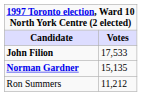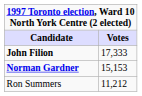(114, 53) 17,533 -> (114, 53) 17,333
(114, 68) 15,135 -> (114, 68) 15,153
